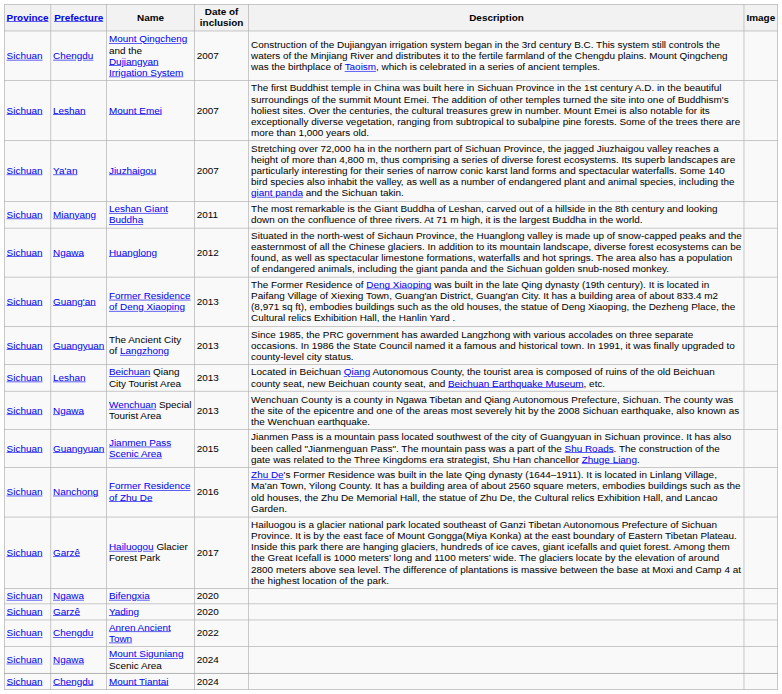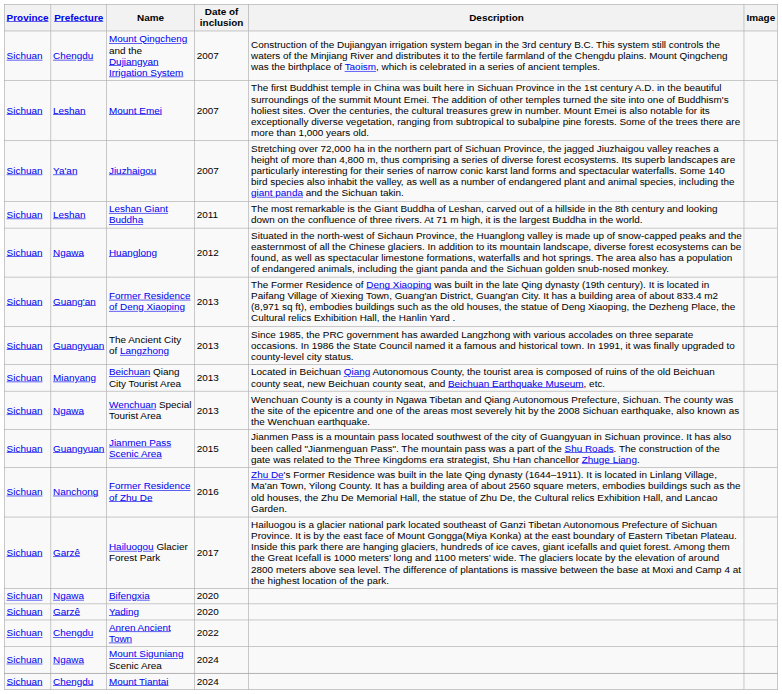(75, 214) Mianyang -> (69, 214) Leshan
(69, 378) Leshan -> (75, 378) Mianyang
